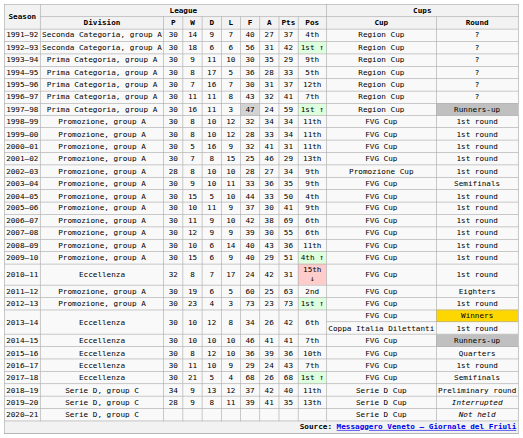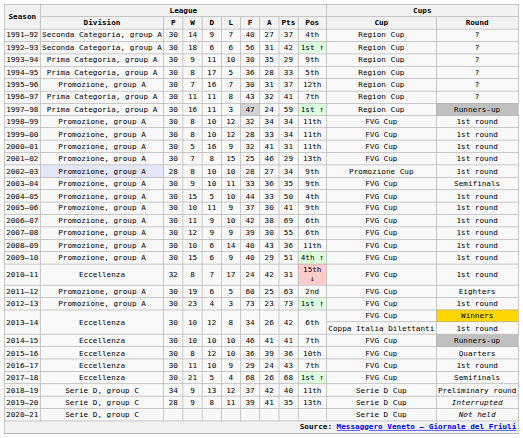(102, 85) Prima Categoria, group A -> (102, 85) Promozione, group A
(102, 172) no background -> (102, 172) lavender background
